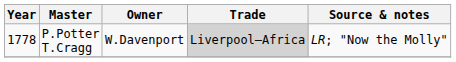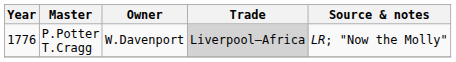(22, 41) 1778 -> (22, 41) 1776
